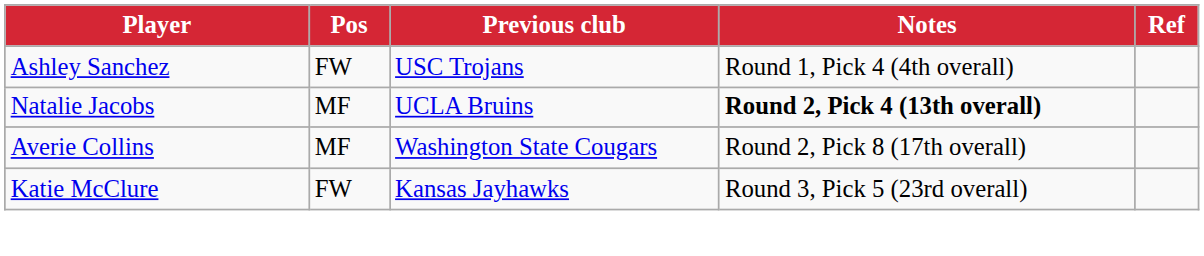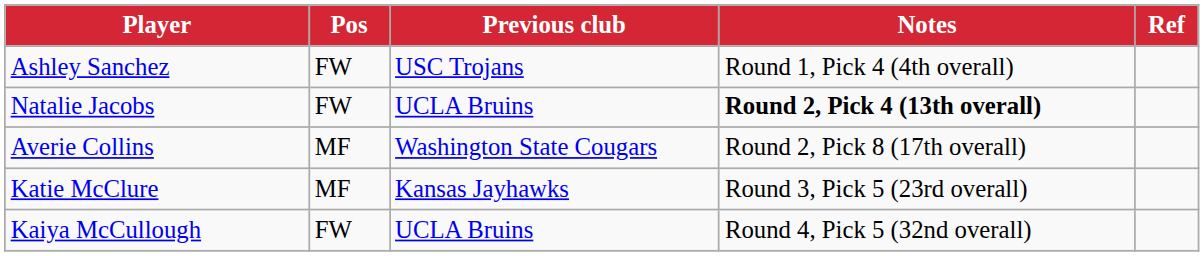(333, 107) MF -> (333, 107) FW
(333, 188) FW -> (333, 188) MF
+ row: (106, 229)
